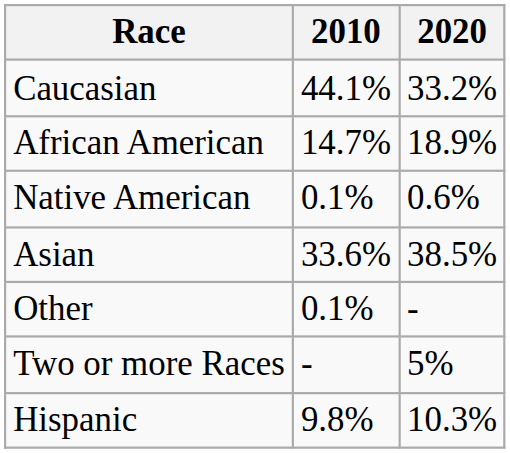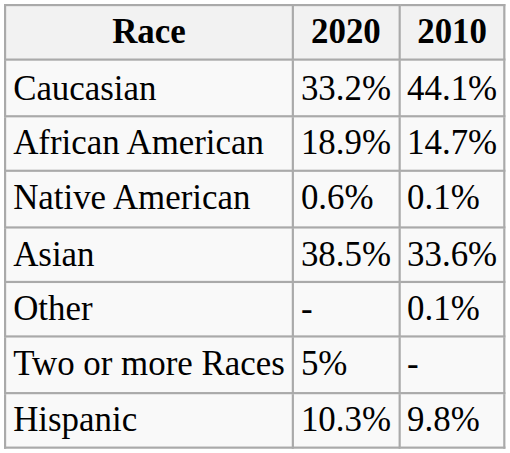columns swapped: (346, 32) <-> (452, 32)
